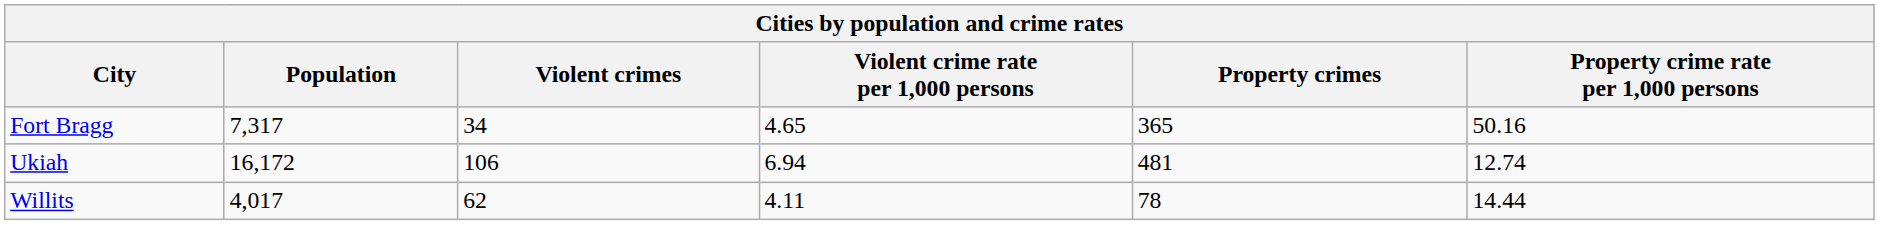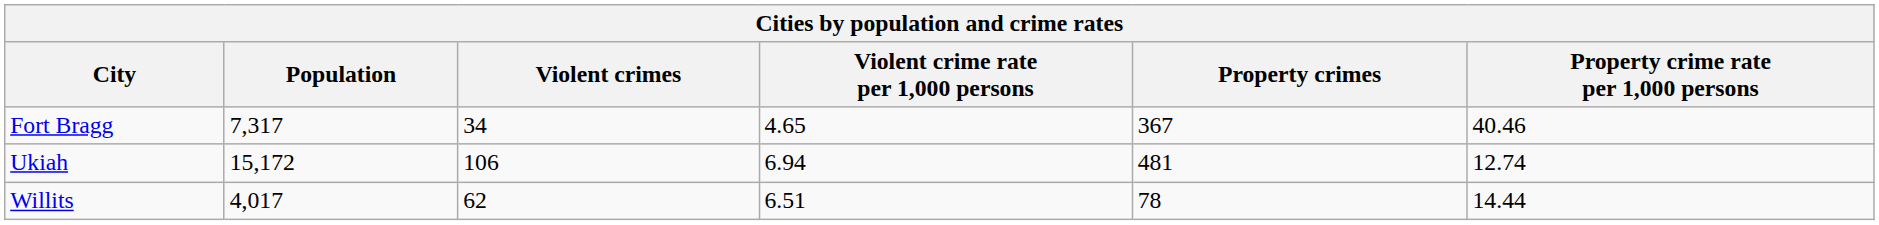(1155, 125) 365 -> (1155, 125) 367
(1499, 125) 50.16 -> (1499, 125) 40.46
(262, 162) 16,172 -> (262, 162) 15,172
(785, 200) 4.11 -> (785, 200) 6.51
